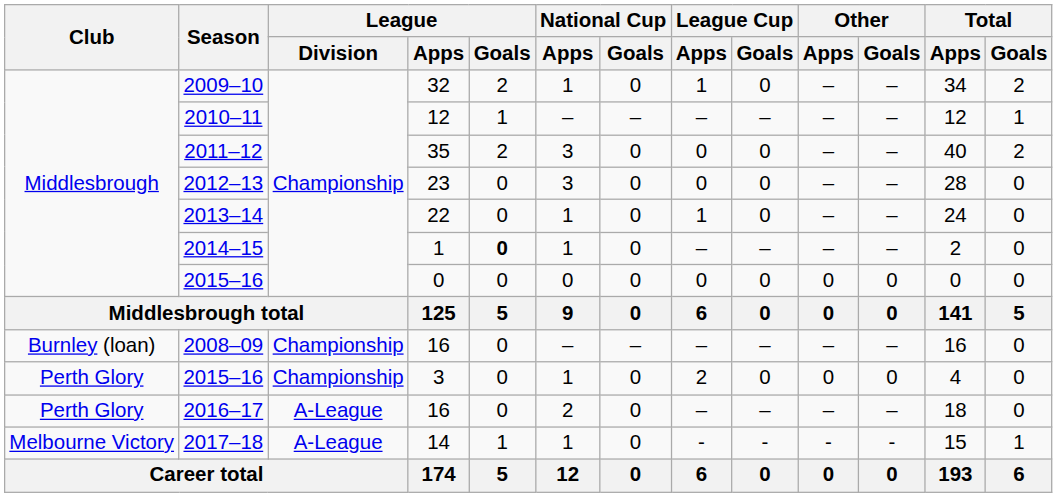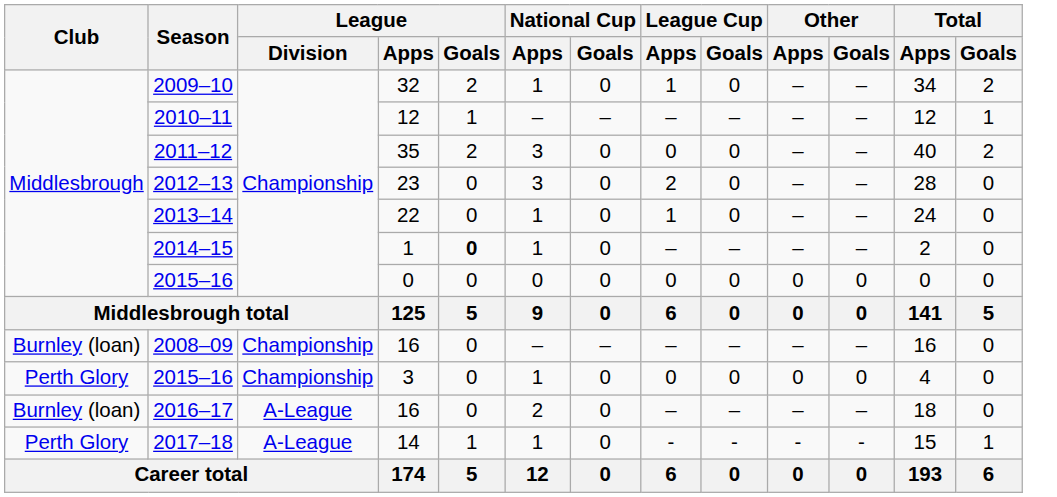(701, 183) 0 -> (671, 183) 2
(701, 378) 2 -> (671, 378) 0
(92, 410) Perth Glory -> (77, 410) Burnley (loan)
(92, 442) Melbourne Victory -> (77, 442) Perth Glory
